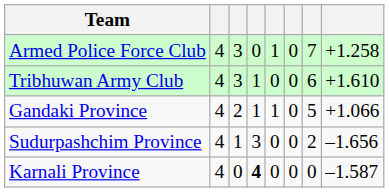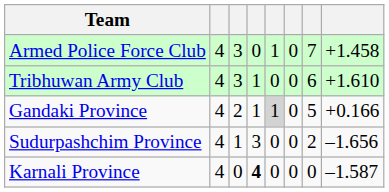(352, 50) +1.258 -> (352, 50) +1.458
(275, 111) no background -> (275, 111) lightgrey background
(352, 111) +1.066 -> (352, 111) +0.166
